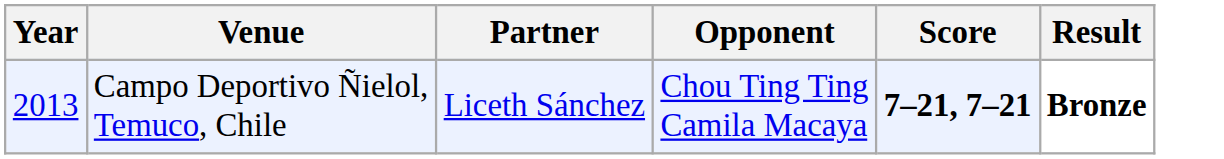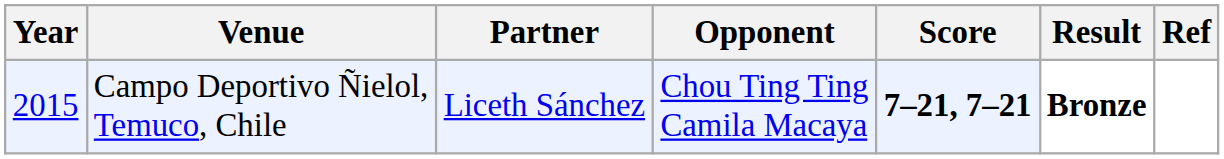+ column: (1186, 31)
(46, 105) 2013 -> (46, 105) 2015
